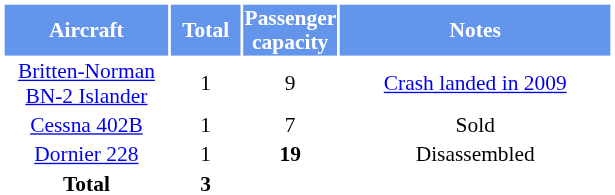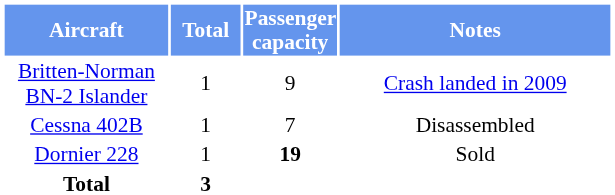(475, 125) Sold -> (475, 125) Disassembled
(475, 154) Disassembled -> (475, 154) Sold
